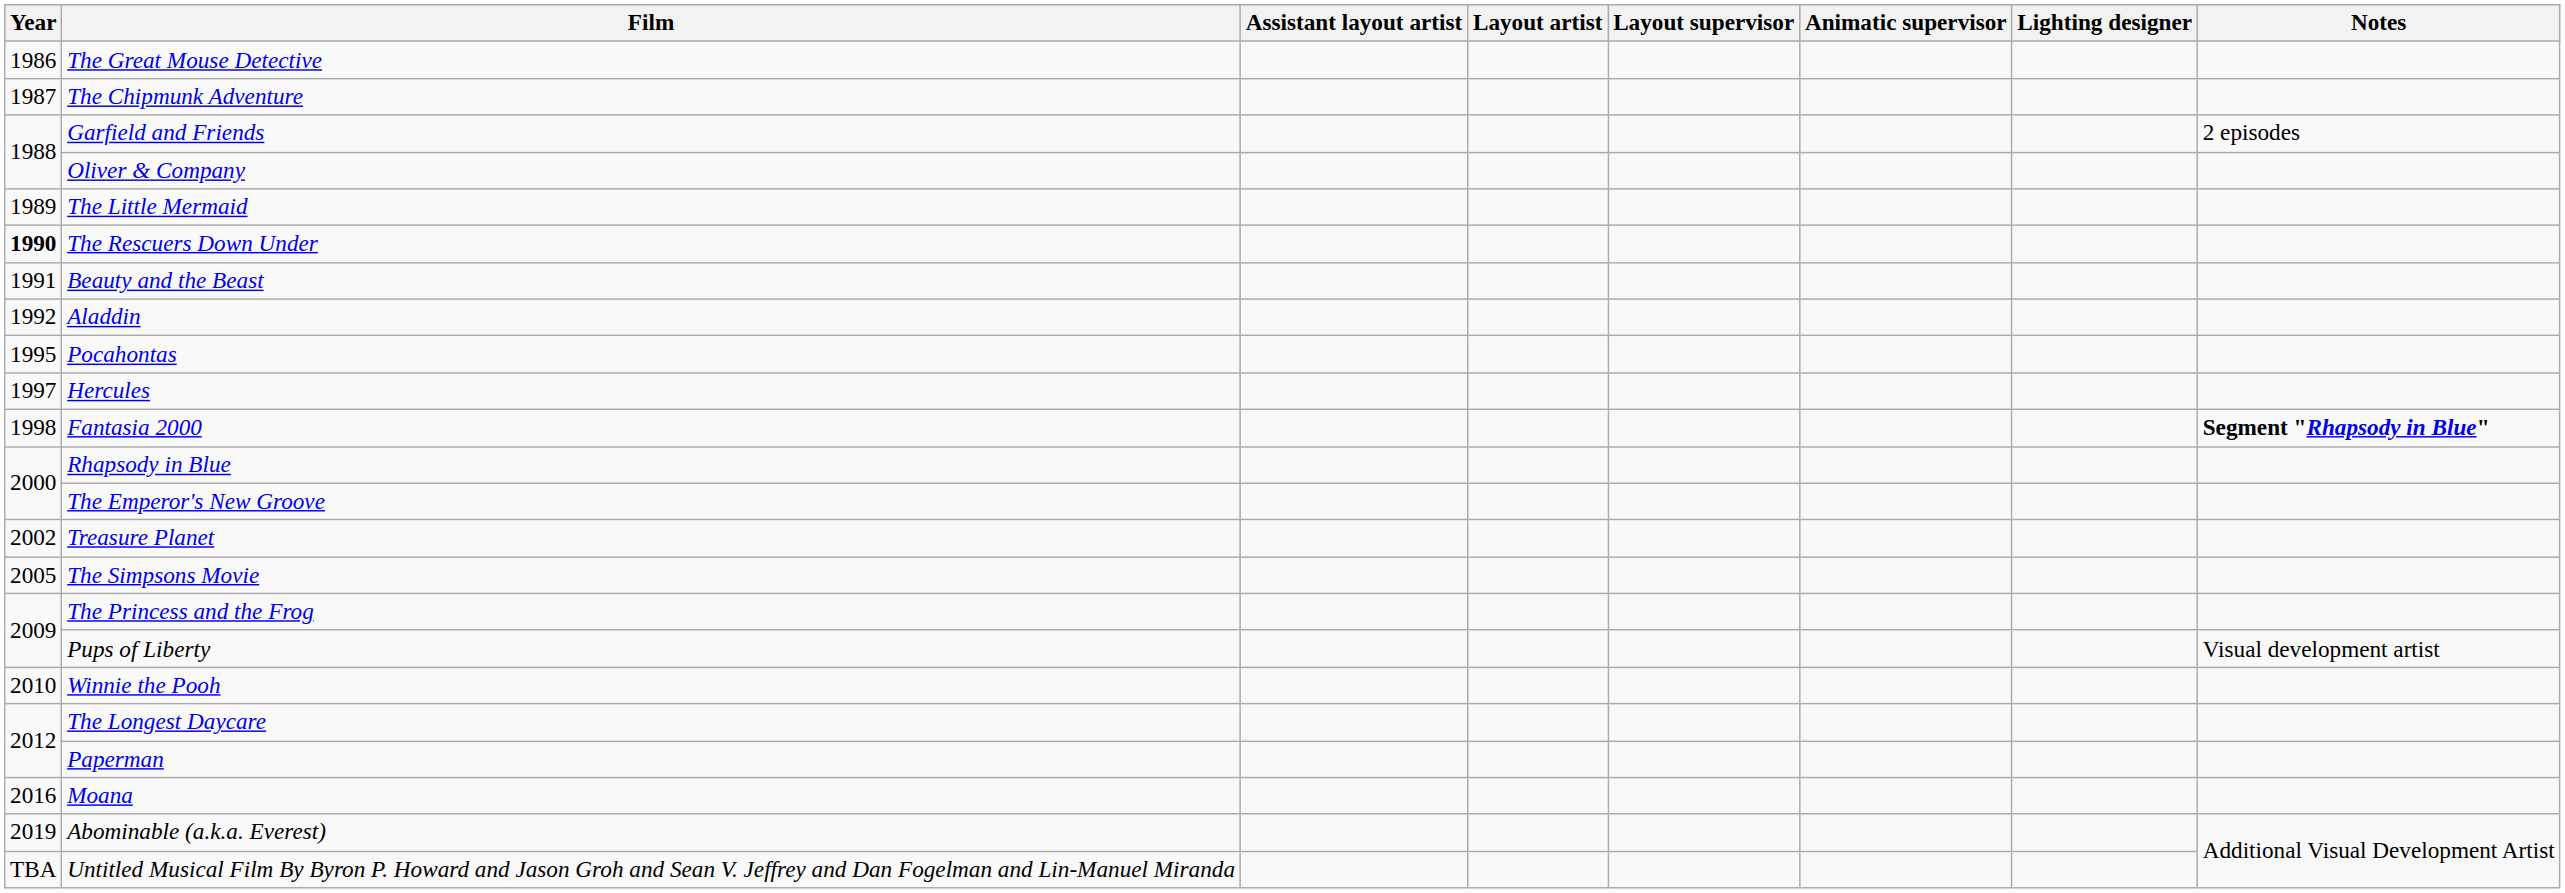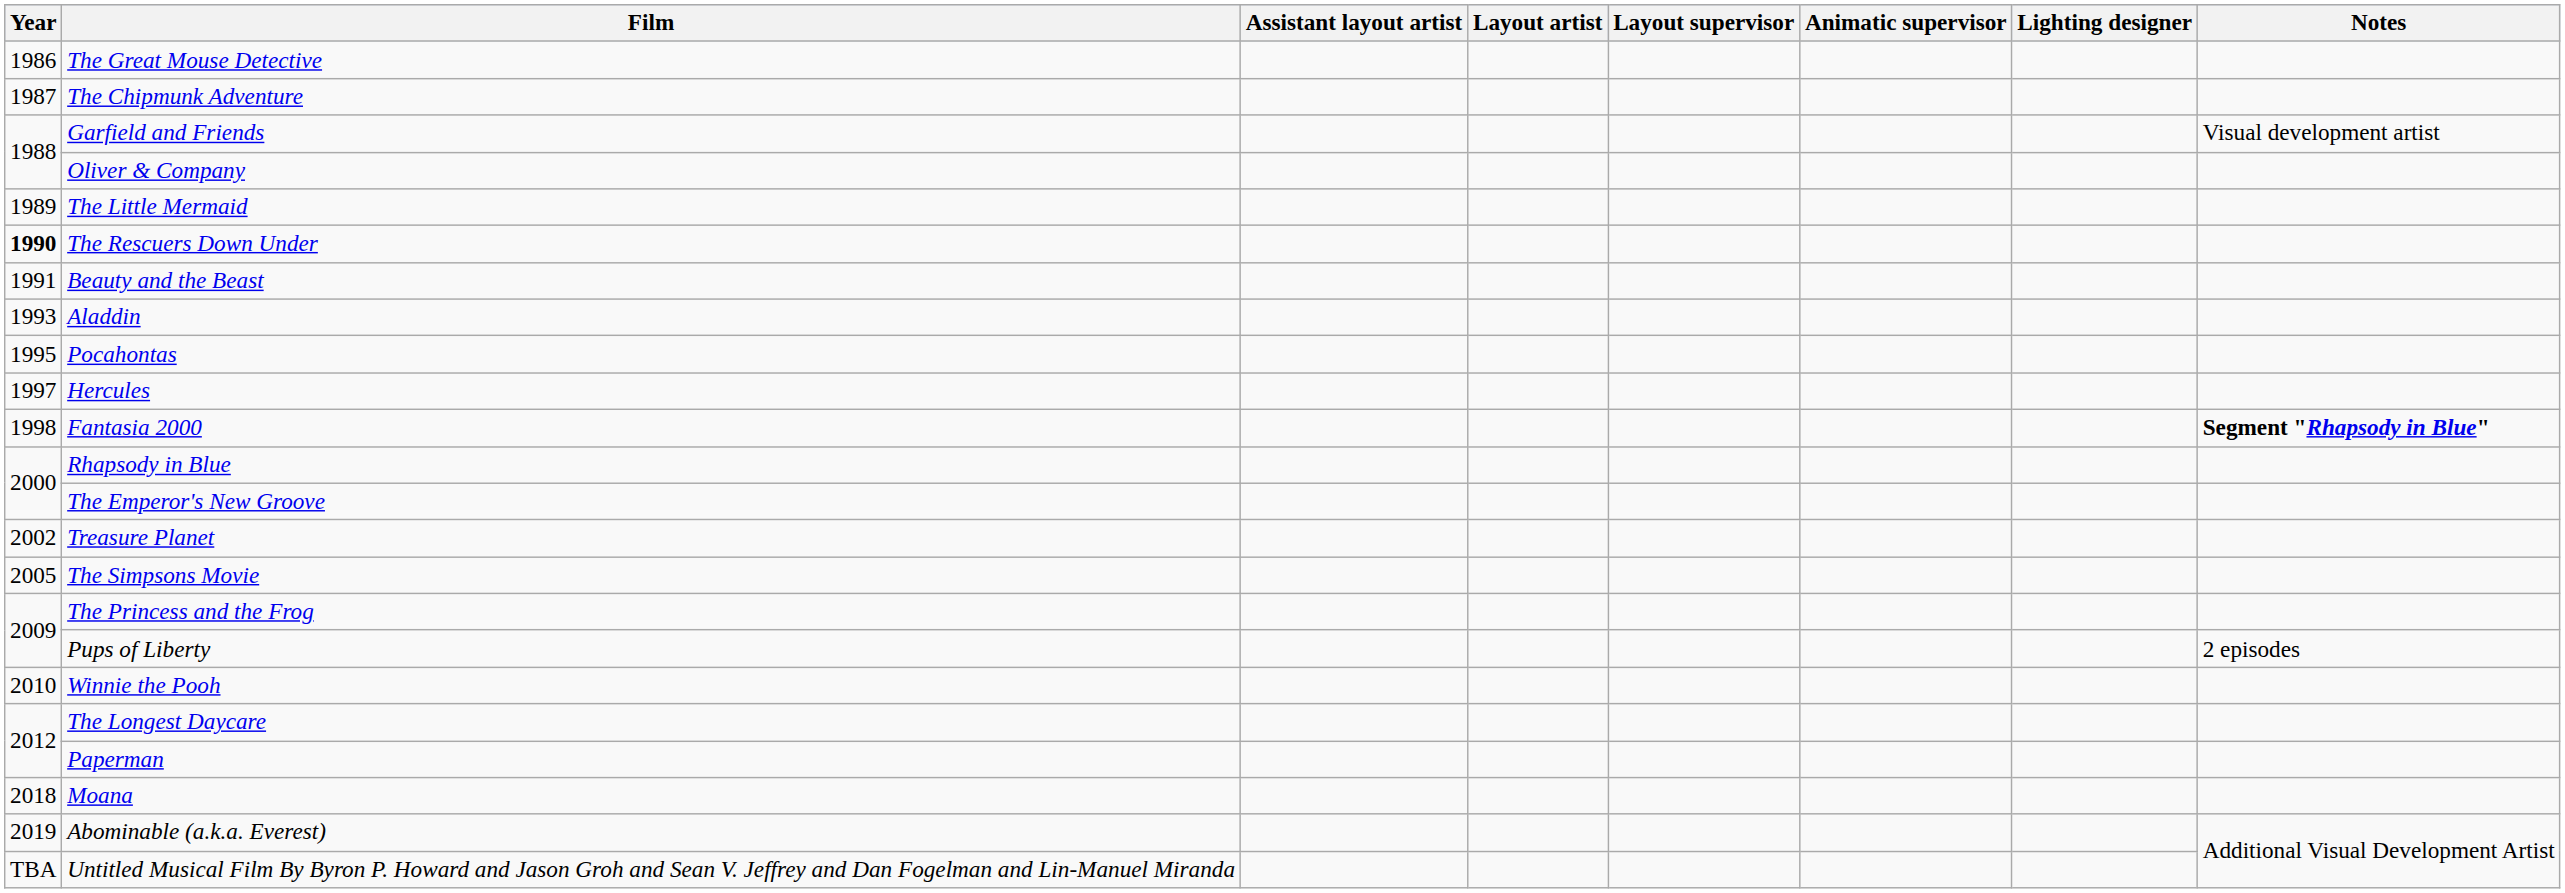(2251, 133) 2 episodes -> (2321, 133) Visual development artist
(33, 317) 1992 -> (33, 317) 1993
(2321, 648) Visual development artist -> (2251, 648) 2 episodes
(33, 795) 2016 -> (33, 795) 2018
